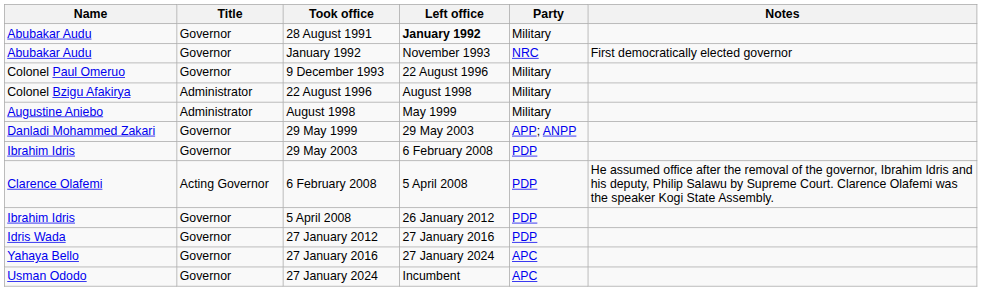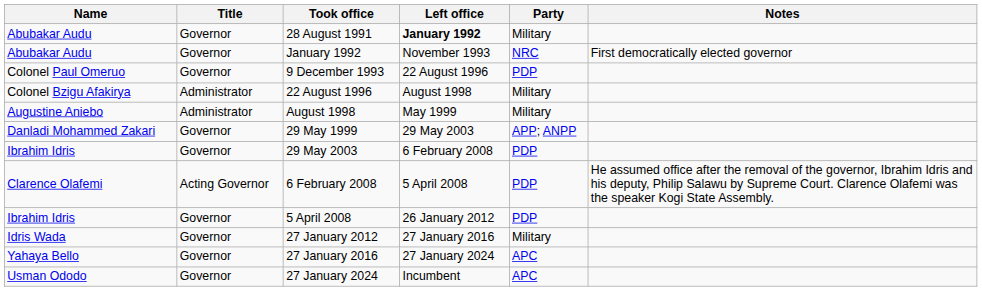(532, 72) Military -> (525, 72) PDP
(525, 237) PDP -> (532, 237) Military
